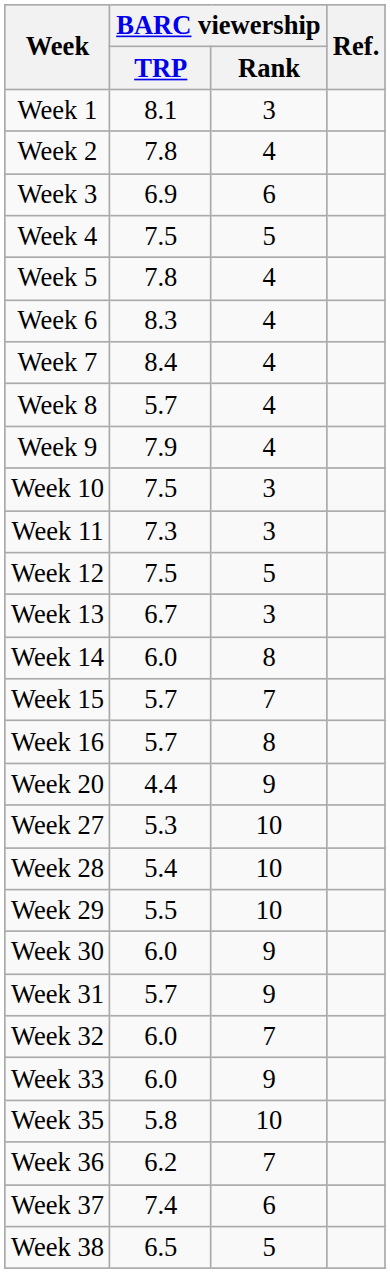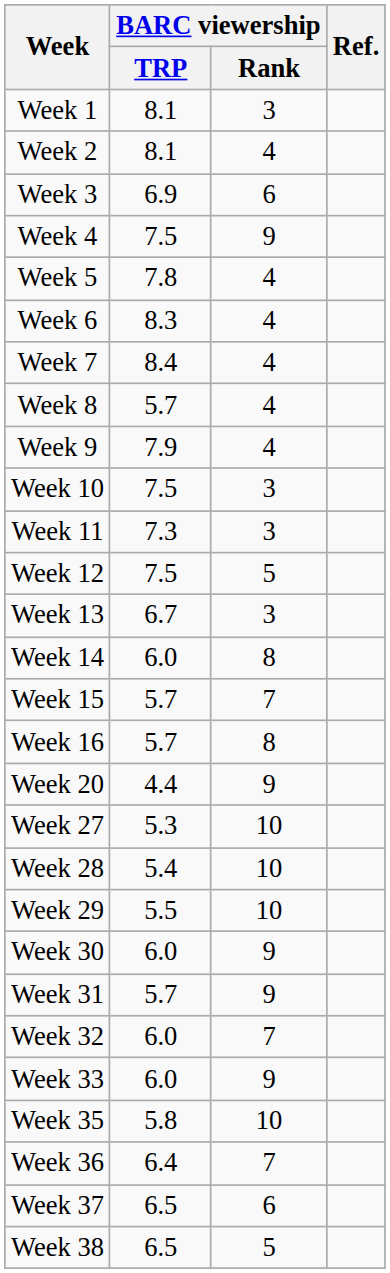(161, 151) 7.8 -> (161, 151) 8.1
(269, 236) 5 -> (269, 236) 9
(161, 1162) 6.2 -> (161, 1162) 6.4
(161, 1204) 7.4 -> (161, 1204) 6.5
